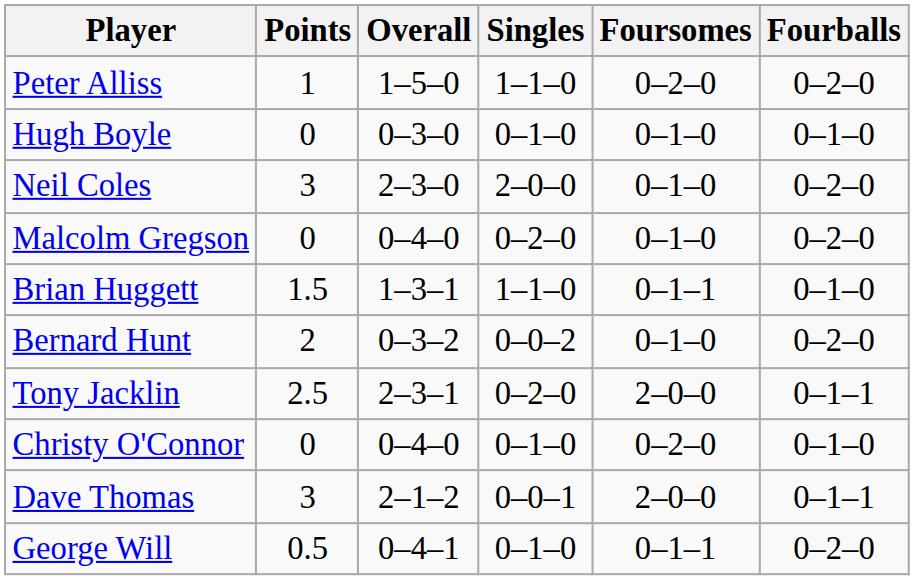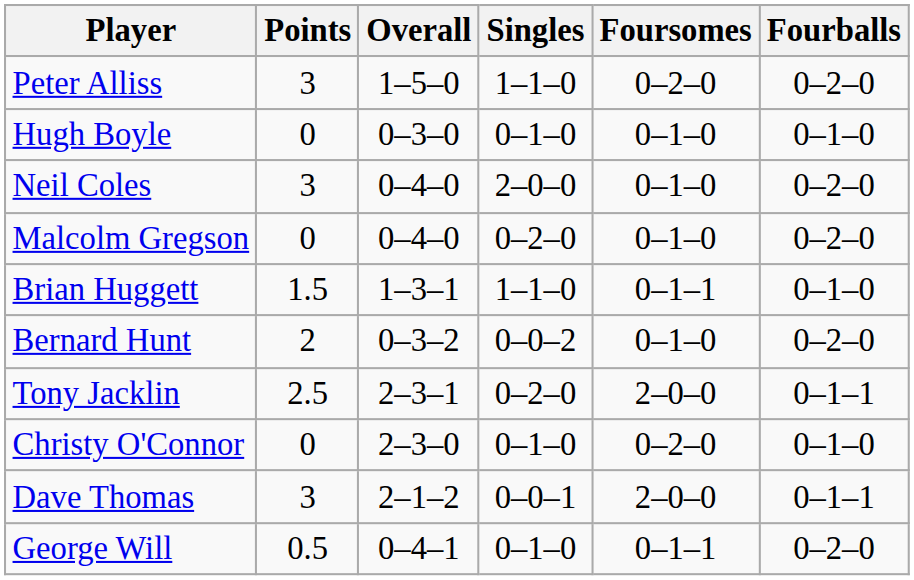(308, 82) 1 -> (308, 82) 3
(419, 185) 2–3–0 -> (419, 185) 0–4–0
(419, 444) 0–4–0 -> (419, 444) 2–3–0
